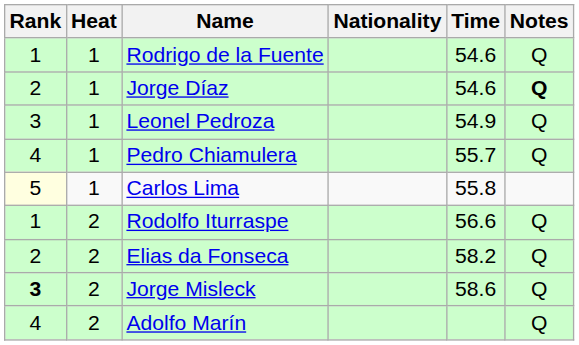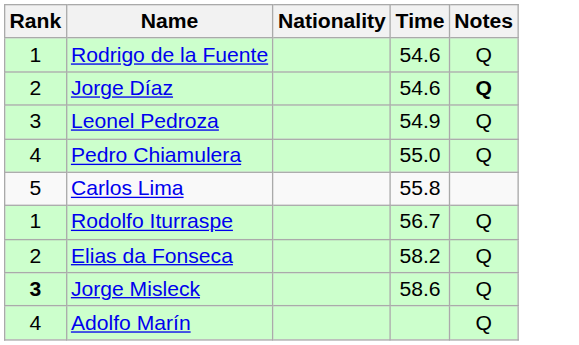- column: (94, 21)
(476, 155) 55.7 -> (420, 155) 55.0
(35, 188) lightyellow background -> (35, 188) no background
(476, 222) 56.6 -> (420, 222) 56.7
